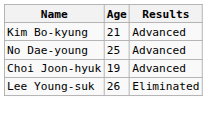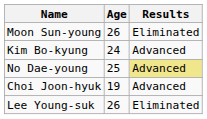+ row: (54, 32)
(113, 32) 21 -> (113, 50) 24
(159, 50) no background -> (159, 68) khaki background
